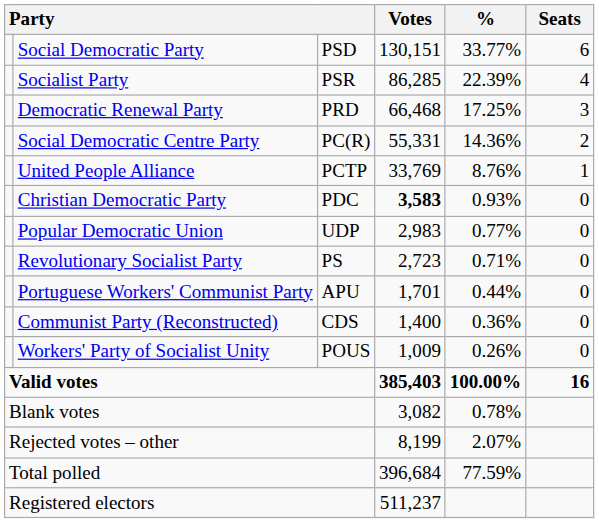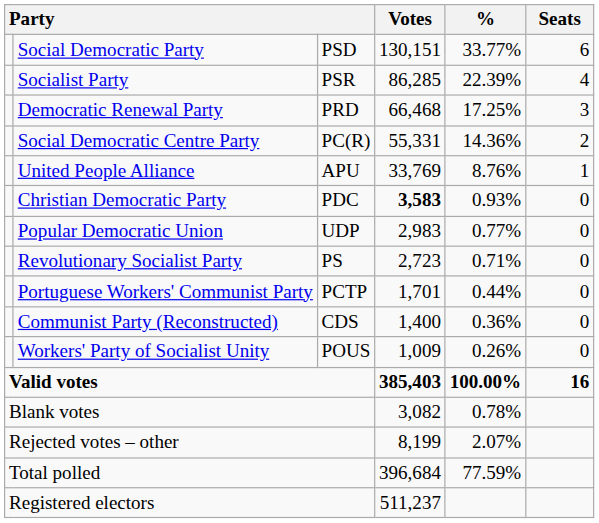(344, 170) PCTP -> (341, 170) APU
(341, 291) APU -> (344, 291) PCTP
